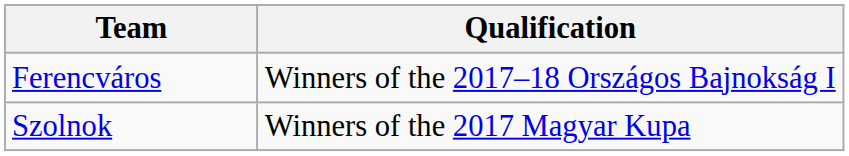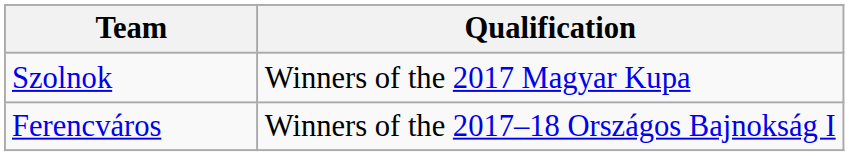rows swapped: (87, 77) <-> (62, 125)
